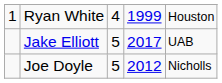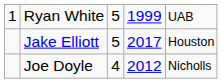(116, 16) 4 -> (116, 16) 5
(191, 17) Houston -> (181, 17) UAB
(181, 41) UAB -> (191, 41) Houston
(116, 66) 5 -> (116, 66) 4
